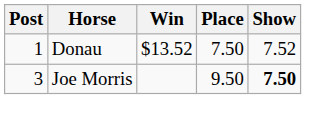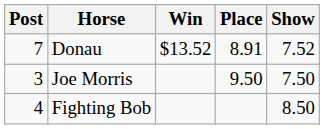(39, 49) 1 -> (39, 49) 7
(227, 49) 7.50 -> (246, 49) 8.91
(280, 78) bold -> (298, 78) normal
+ row: (102, 108)
